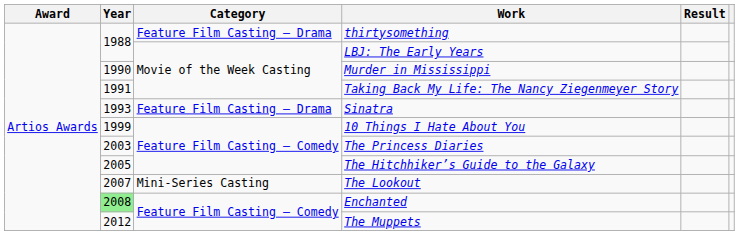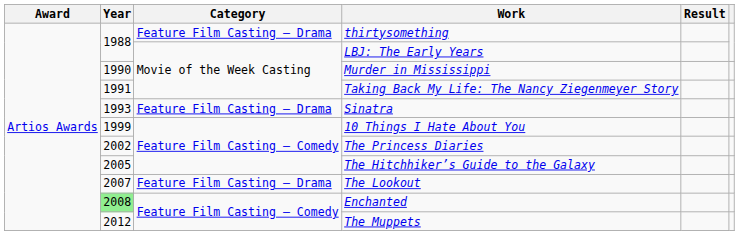(117, 146) 2003 -> (117, 146) 2002
(203, 184) Mini-Series Casting -> (234, 184) Feature Film Casting – Drama
